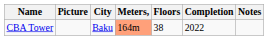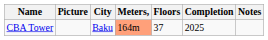(159, 27) 38 -> (159, 27) 37
(194, 27) 2022 -> (194, 27) 2025
